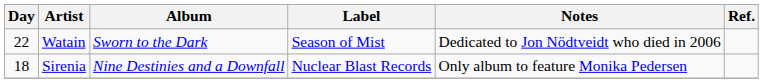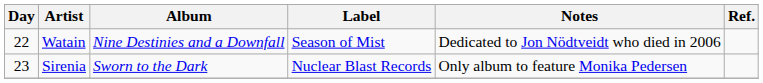(150, 41) Sworn to the Dark -> (189, 41) Nine Destinies and a Downfall
(21, 66) 18 -> (21, 66) 23
(189, 66) Nine Destinies and a Downfall -> (150, 66) Sworn to the Dark
